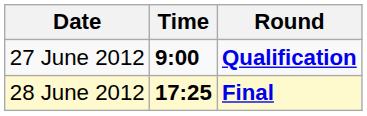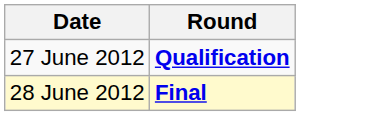- column: (183, 22)
